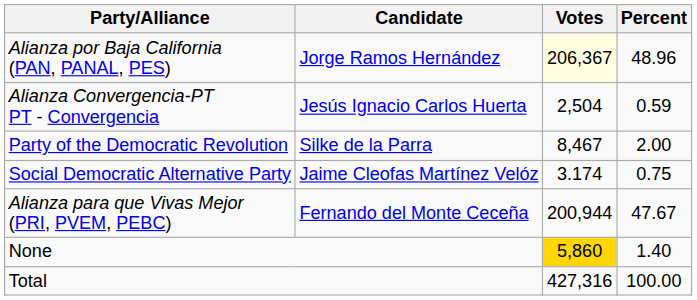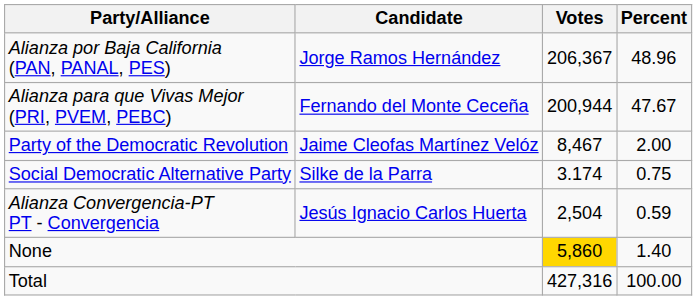(580, 57) lightyellow background -> (580, 57) no background
rows swapped: (126, 213) <-> (111, 106)
(366, 145) Silke de la Parra -> (419, 145) Jaime Cleofas Martínez Velóz
(419, 174) Jaime Cleofas Martínez Velóz -> (366, 174) Silke de la Parra
